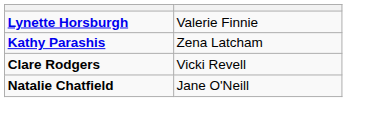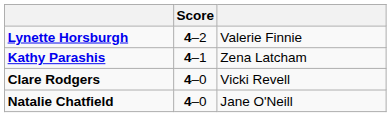+ column: (195, 16)
